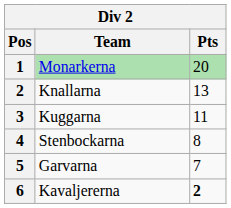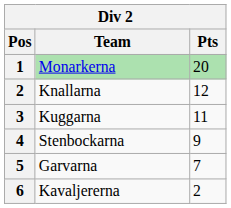(201, 91) 13 -> (201, 91) 12
(197, 141) 8 -> (197, 141) 9
(197, 191) bold -> (197, 191) normal
